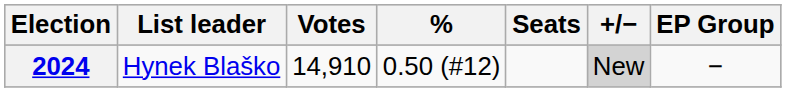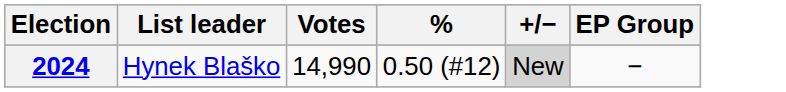- column: (547, 24)
(332, 65) 14,910 -> (332, 65) 14,990
